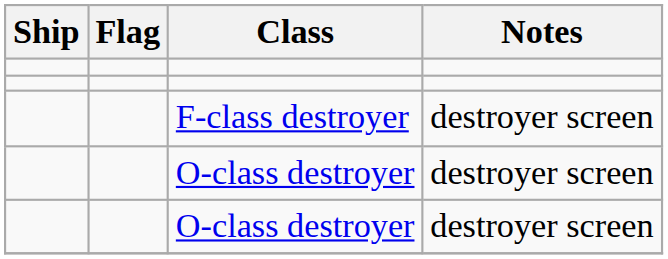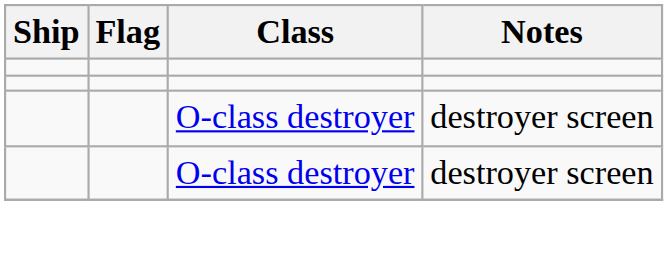- row: (292, 117)
